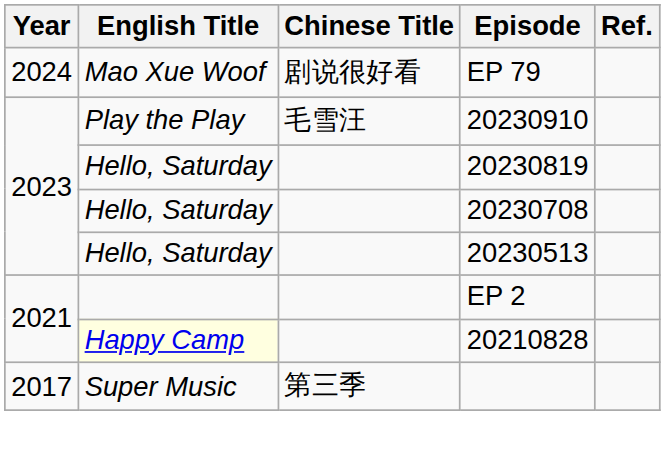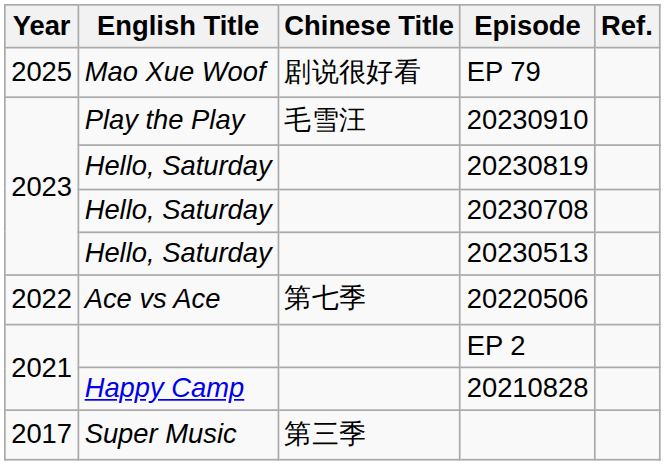(42, 72) 2024 -> (42, 72) 2025
+ row: (528, 299)
(164, 340) lightyellow background -> (164, 388) no background
